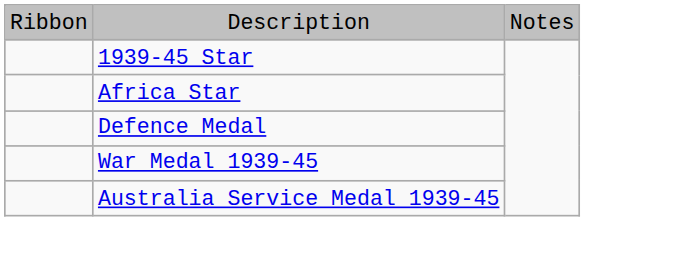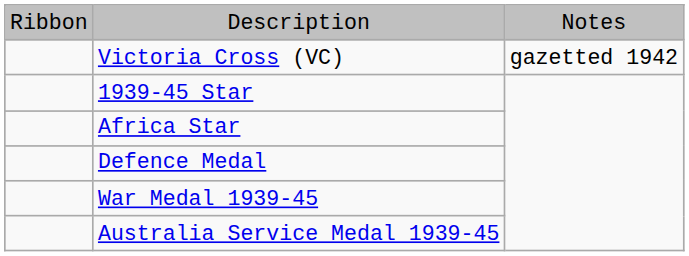+ row: (221, 58)
